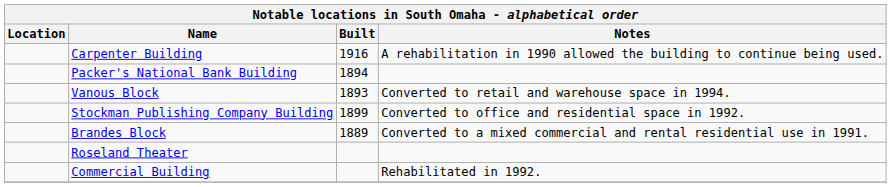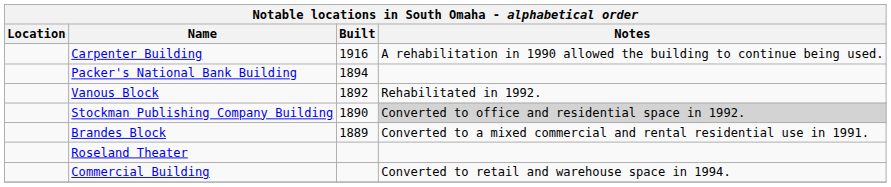(354, 93) 1893 -> (354, 93) 1892
(556, 93) Converted to retail and warehouse space in 1994. -> (461, 93) Rehabilitated in 1992.
(354, 113) 1899 -> (354, 113) 1890
(563, 113) no background -> (563, 113) lightgrey background
(461, 172) Rehabilitated in 1992. -> (556, 172) Converted to retail and warehouse space in 1994.
